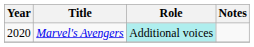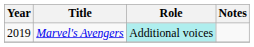(19, 32) 2020 -> (19, 32) 2019
